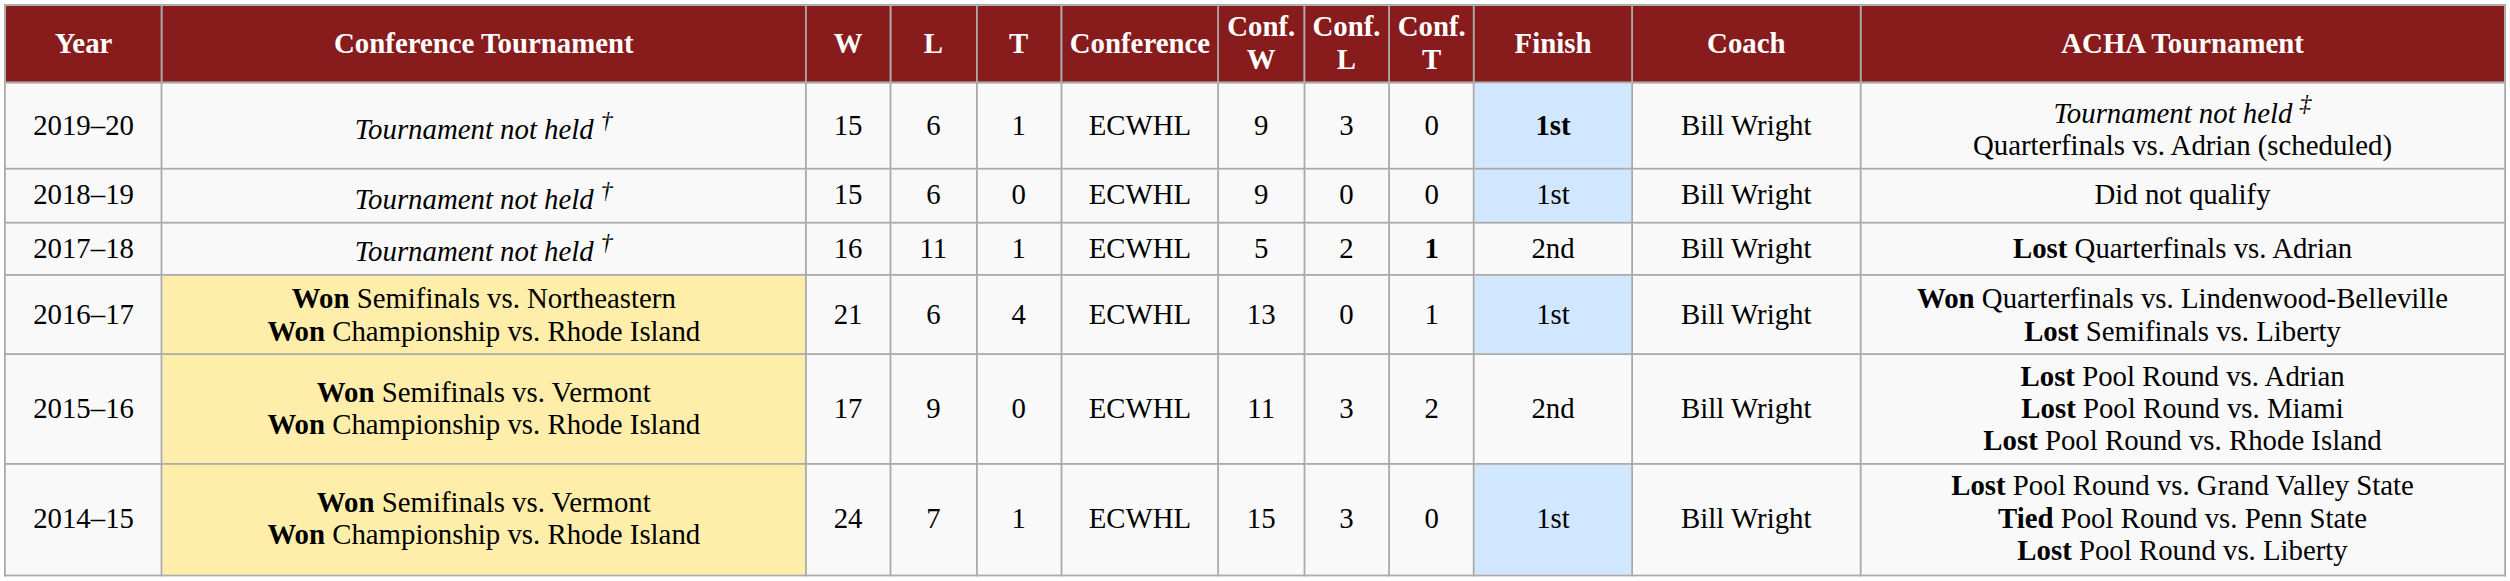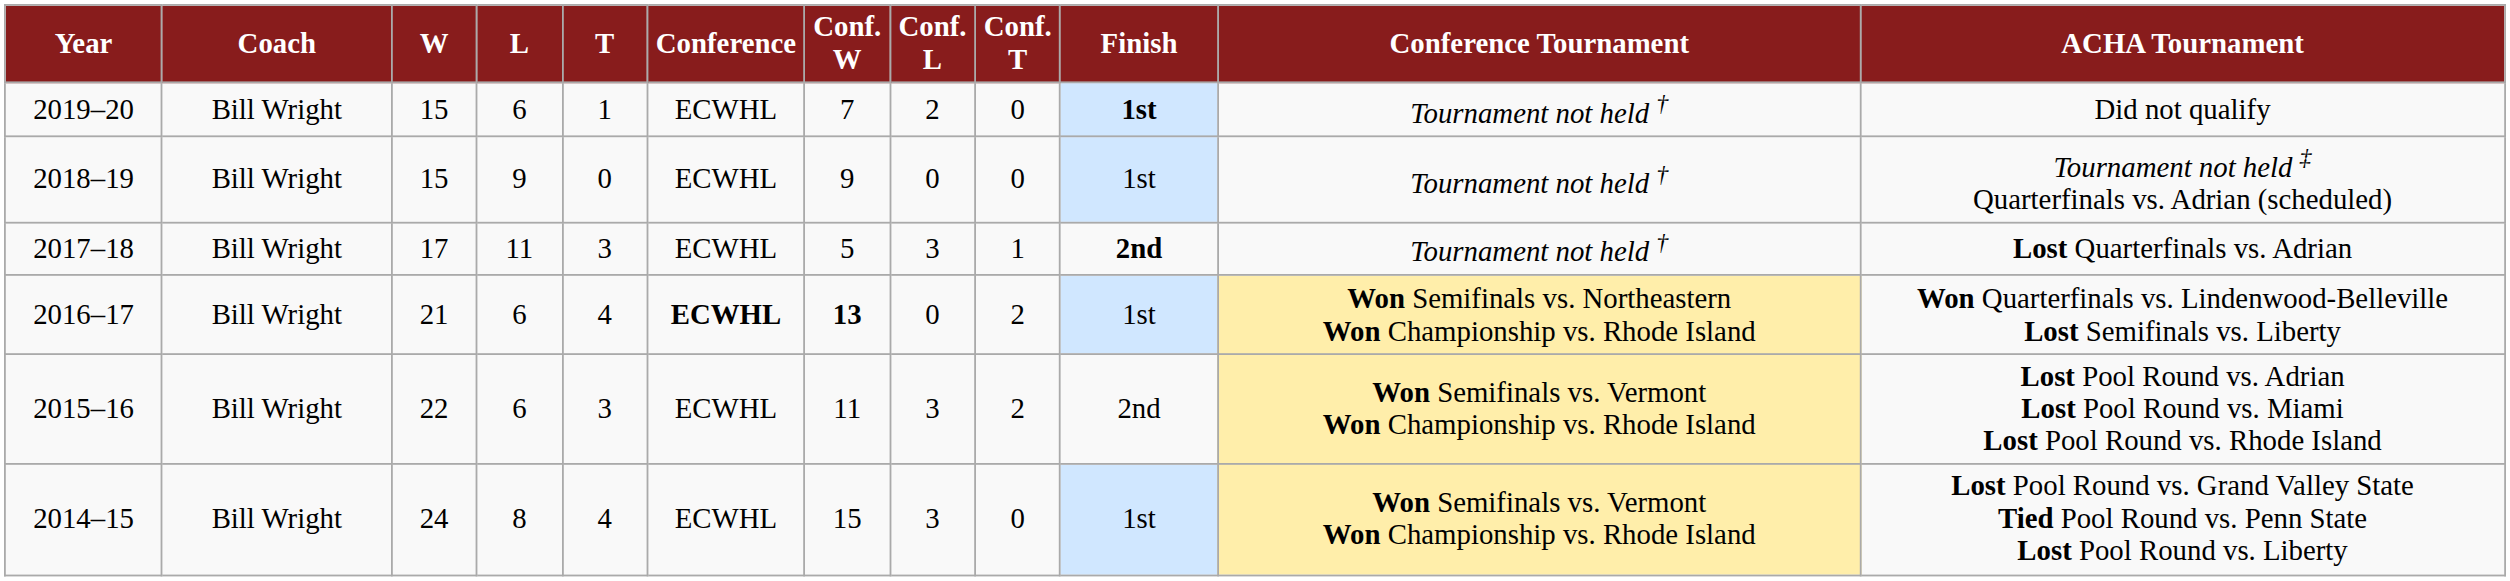columns swapped: (1746, 43) <-> (484, 43)
(1261, 125) 9 -> (847, 109) 7
(1346, 125) 3 -> (932, 109) 2
(2183, 125) Tournament not held ‡ Quarterfinals vs. Adrian (scheduled) -> (2183, 109) Did not qualify
(933, 195) 6 -> (519, 178) 9
(2183, 195) Did not qualify -> (2183, 178) Tournament not held ‡ Quarterfinals vs. Adrian (scheduled)
(848, 248) 16 -> (434, 248) 17
(1019, 248) 1 -> (605, 248) 3
(1346, 248) 2 -> (932, 248) 3
(1432, 248) bold -> (1018, 248) normal
(1553, 248) normal -> (1139, 248) bold
(1140, 314) normal -> (726, 314) bold
(1261, 314) normal -> (847, 314) bold
(1432, 314) 1 -> (1018, 314) 2
(848, 408) 17 -> (434, 408) 22
(933, 408) 9 -> (519, 408) 6
(1019, 408) 0 -> (605, 408) 3
(933, 519) 7 -> (519, 519) 8
(1019, 519) 1 -> (605, 519) 4
